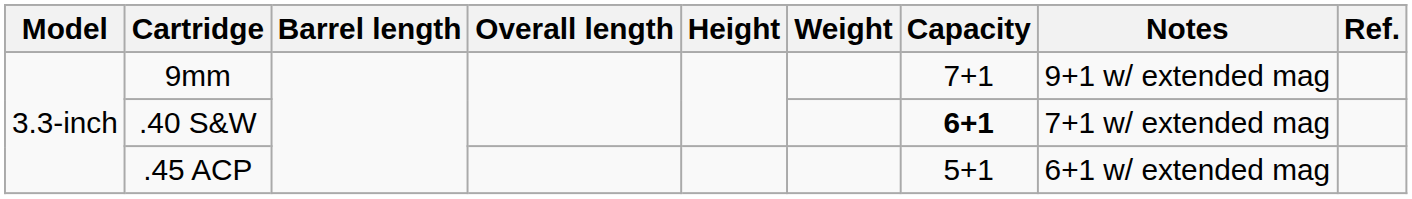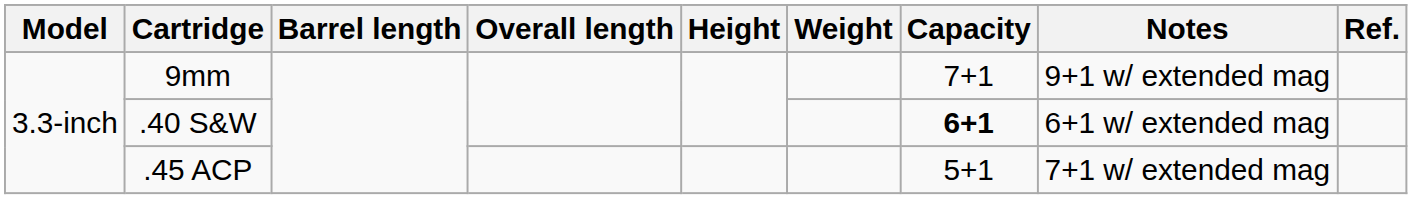(1187, 123) 7+1 w/ extended mag -> (1187, 123) 6+1 w/ extended mag
(1187, 170) 6+1 w/ extended mag -> (1187, 170) 7+1 w/ extended mag
